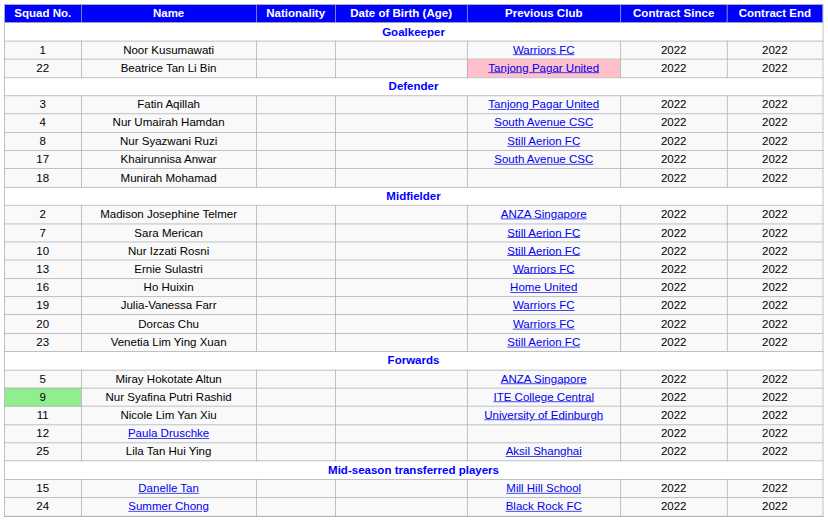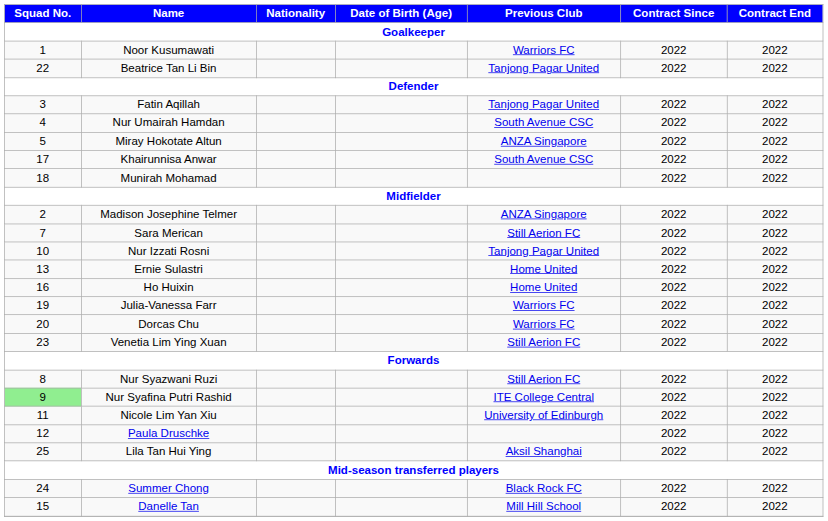(544, 68) pink background -> (544, 68) no background
rows swapped: (169, 141) <-> (169, 379)
(544, 251) Still Aerion FC -> (544, 251) Tanjong Pagar United
(544, 269) Warriors FC -> (544, 269) Home United
rows swapped: (169, 488) <-> (169, 506)
